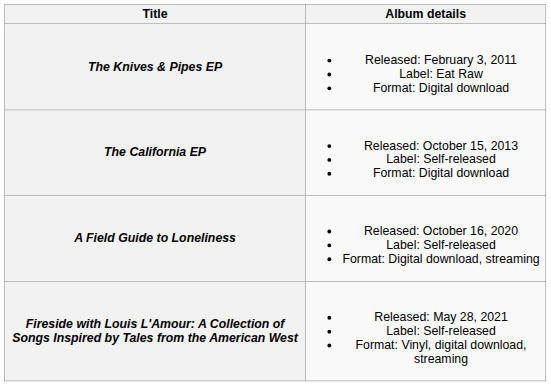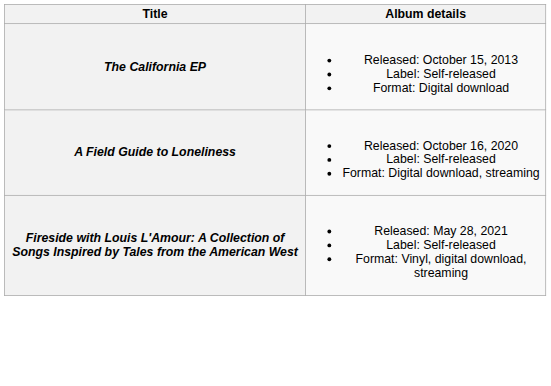- row: (155, 66)
